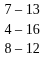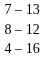rows swapped: (22, 29) <-> (22, 48)
